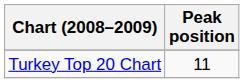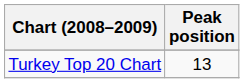(202, 63) 11 -> (202, 63) 13
